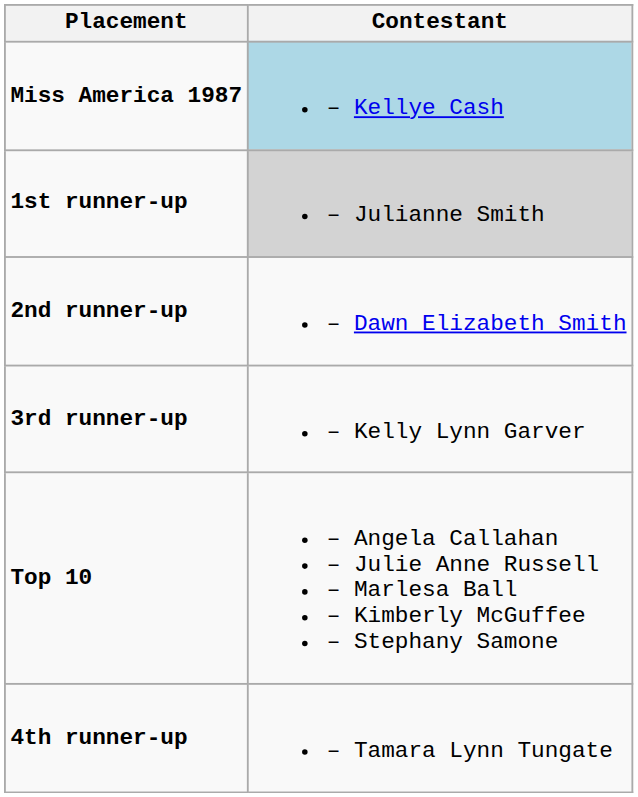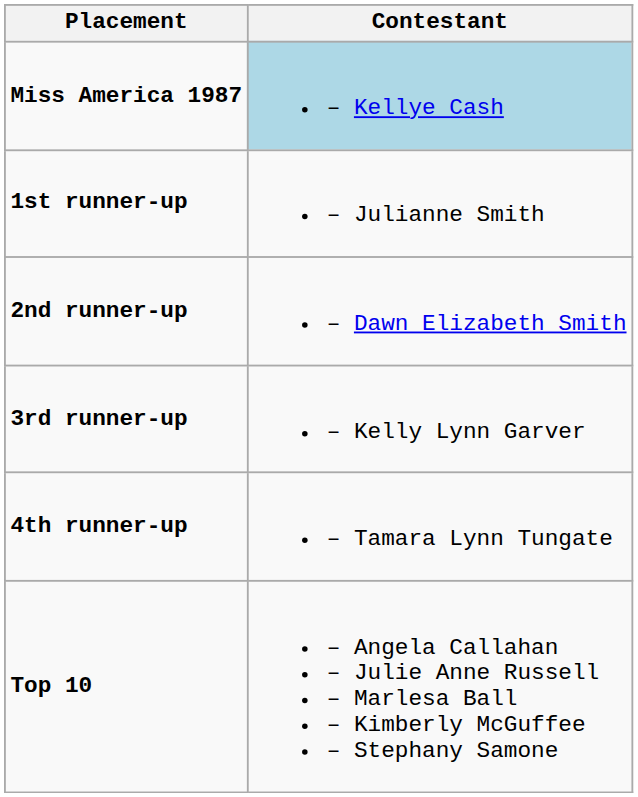(440, 217) lightgrey background -> (440, 217) no background
rows swapped: (99, 738) <-> (51, 579)
